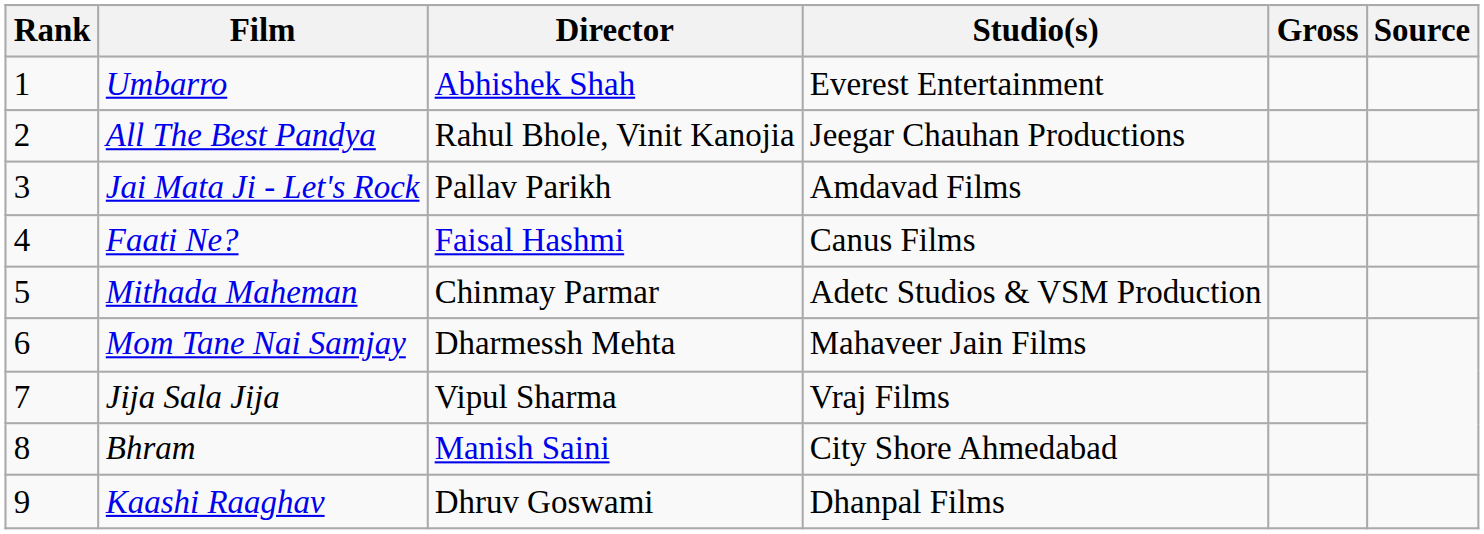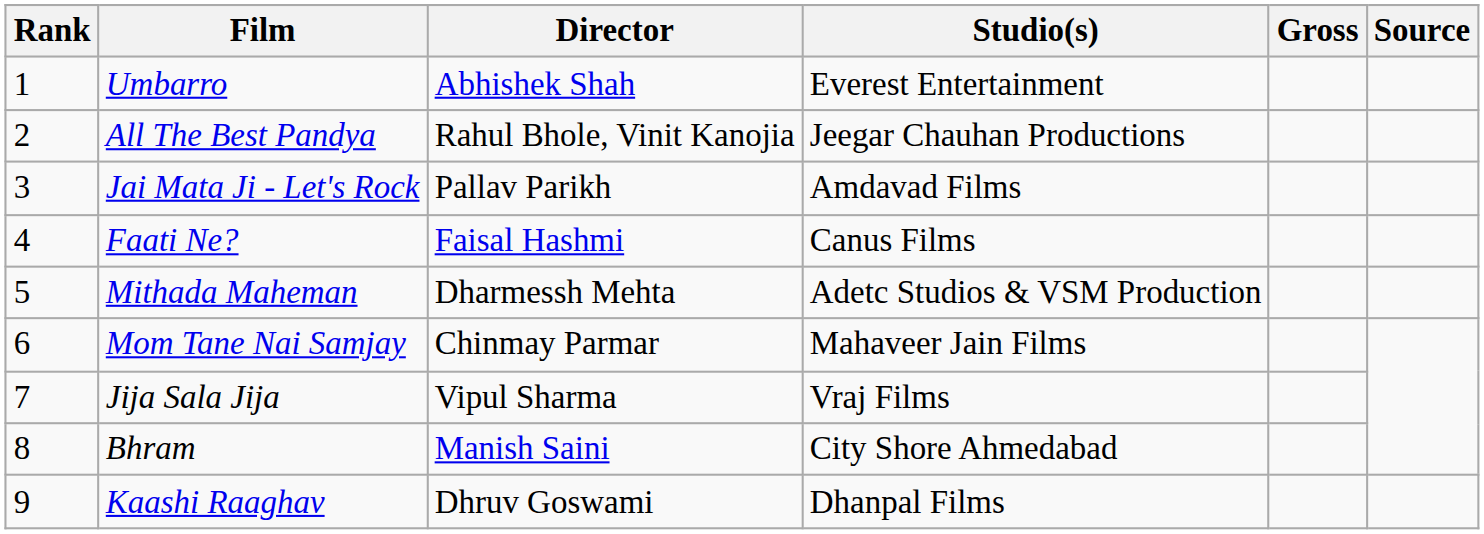(547, 291) Chinmay Parmar -> (555, 291) Dharmessh Mehta
(555, 344) Dharmessh Mehta -> (547, 344) Chinmay Parmar
